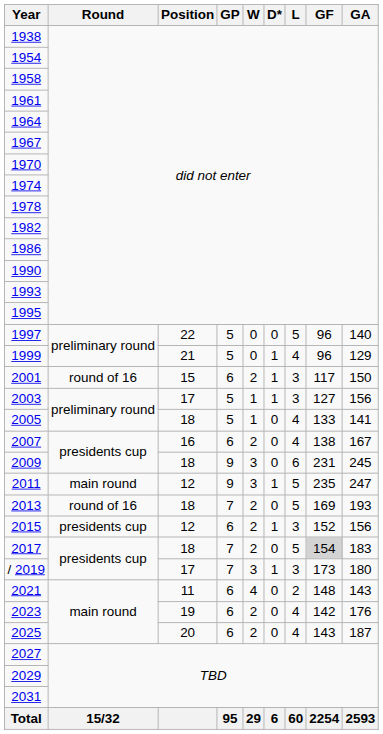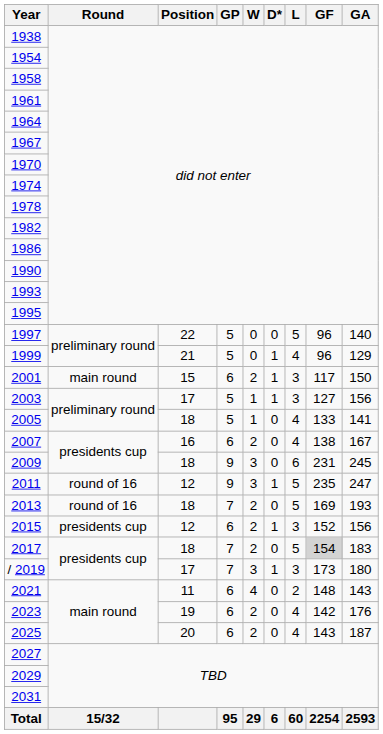(103, 377) round of 16 -> (103, 377) main round
(103, 484) main round -> (103, 484) round of 16
